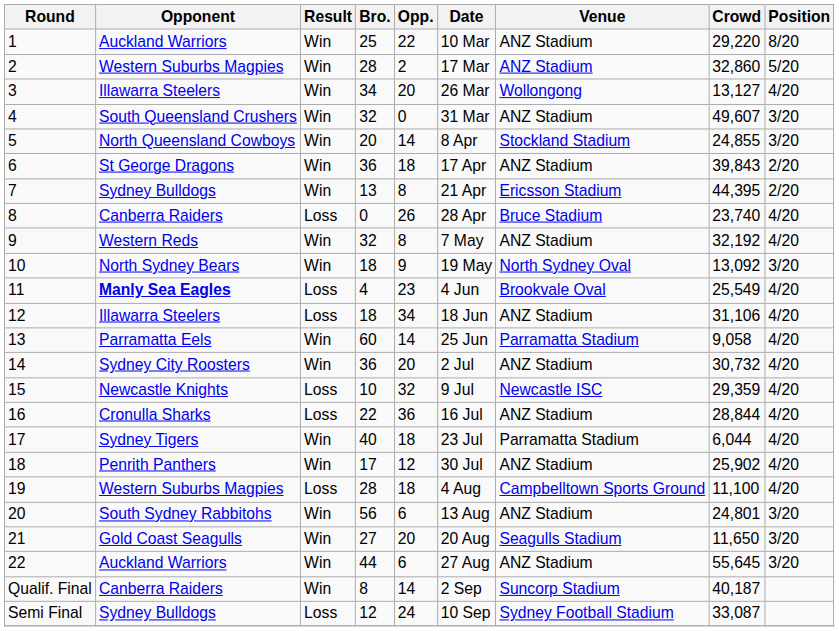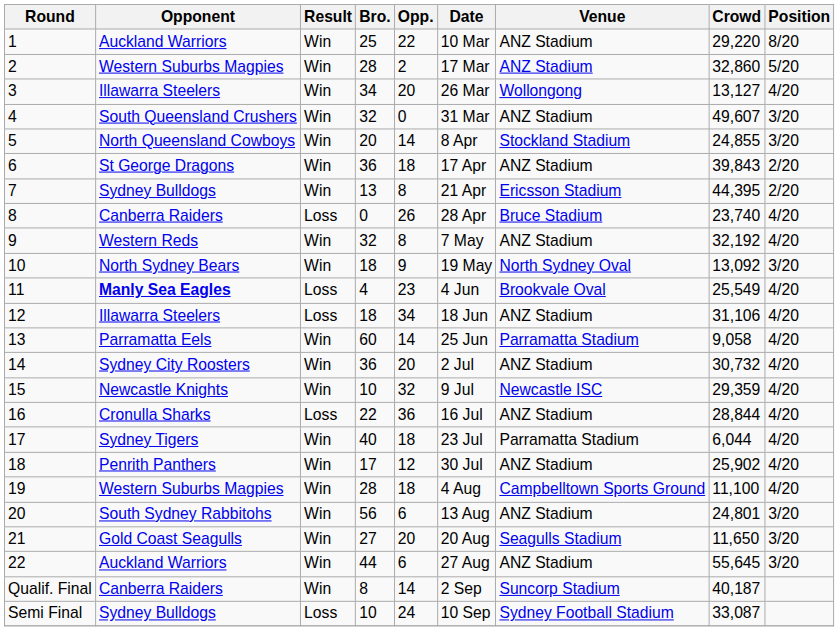(321, 389) Loss -> (318, 389) Win
(321, 489) Loss -> (318, 489) Win
(368, 613) 12 -> (368, 613) 10
